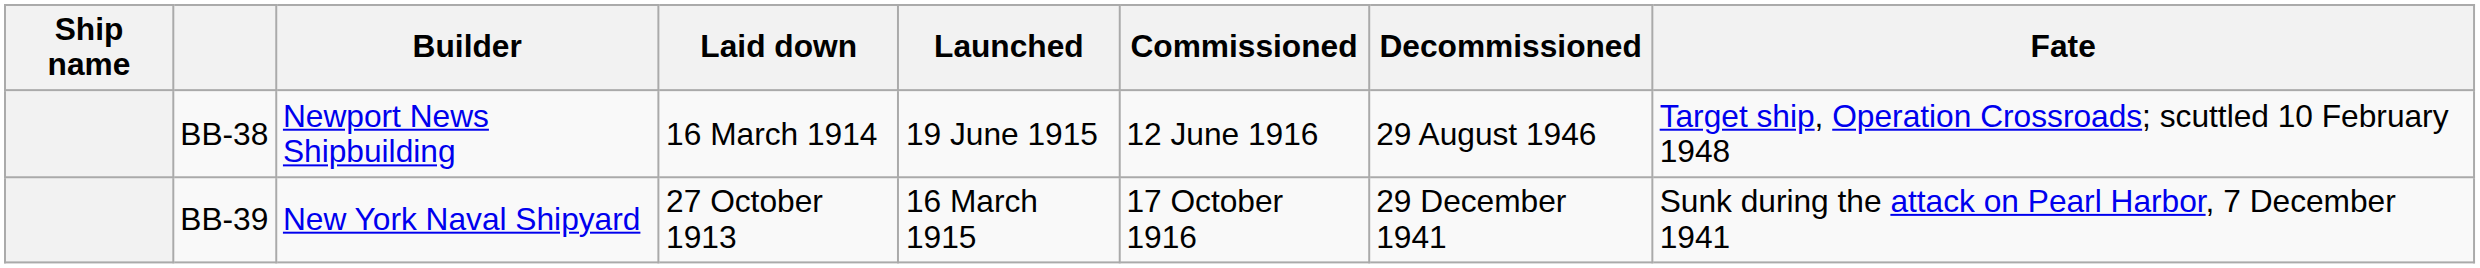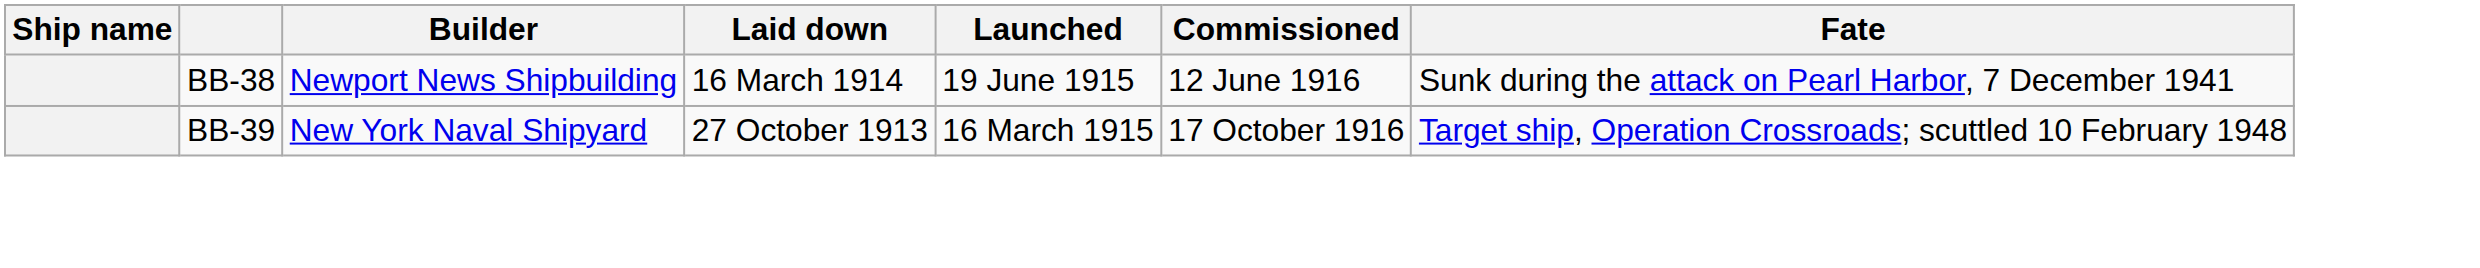- column: (1511, 47)
(2054, 133) Target ship, Operation Crossroads; scuttled 10 February 1948 -> (1827, 79) Sunk during the attack on Pearl Harbor, 7 December 1941
(2028, 219) Sunk during the attack on Pearl Harbor, 7 December 1941 -> (1853, 130) Target ship, Operation Crossroads; scuttled 10 February 1948
